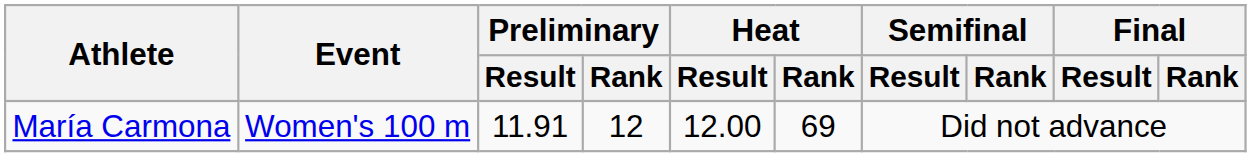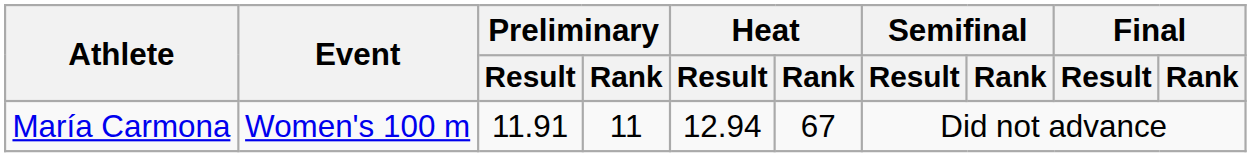(626, 127) 12 -> (626, 127) 11
(722, 127) 12.00 -> (722, 127) 12.94
(818, 127) 69 -> (818, 127) 67
